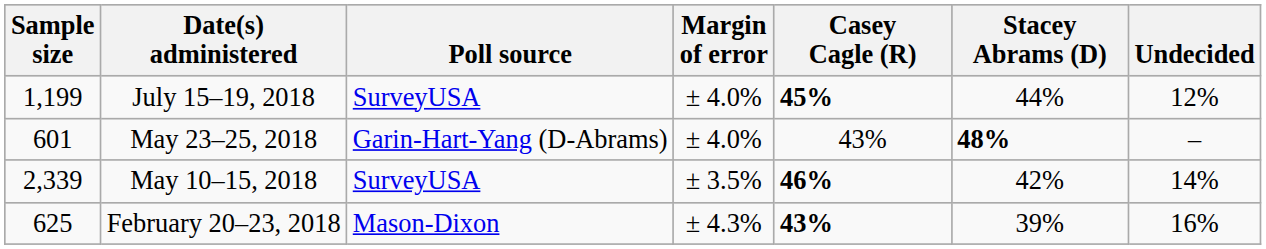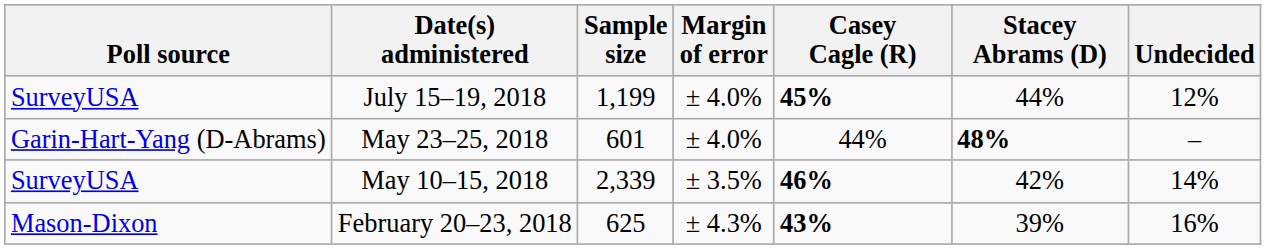columns swapped: (510, 55) <-> (53, 40)
(863, 138) 43% -> (863, 138) 44%
